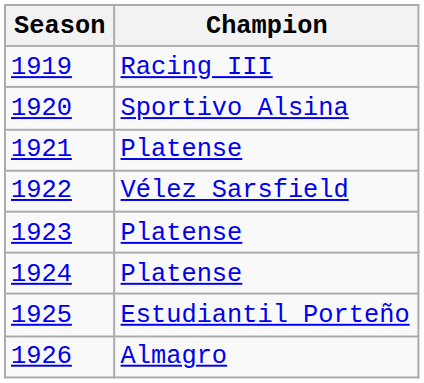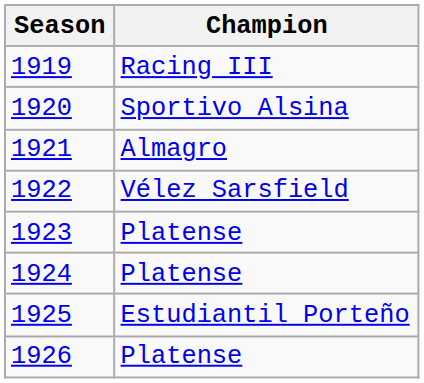(181, 150) Platense -> (174, 150) Almagro
(174, 356) Almagro -> (181, 356) Platense
